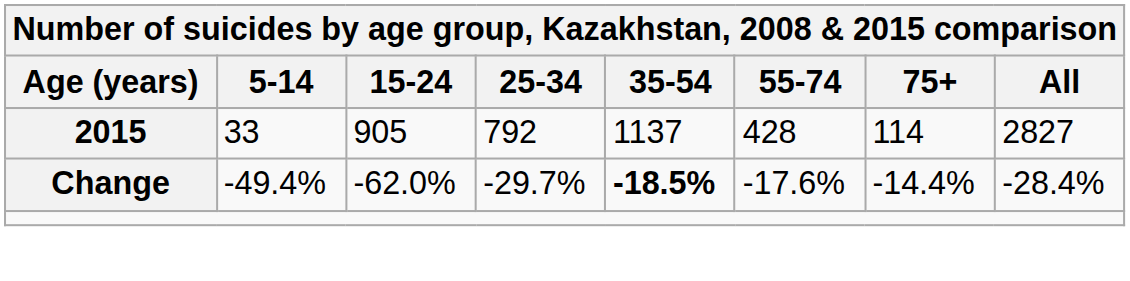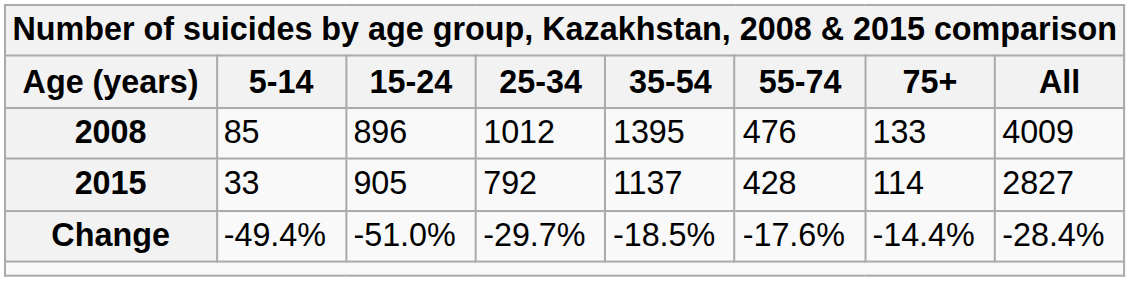+ row: (111, 132)
(405, 183) -62.0% -> (405, 235) -51.0%
(664, 183) bold -> (664, 235) normal
